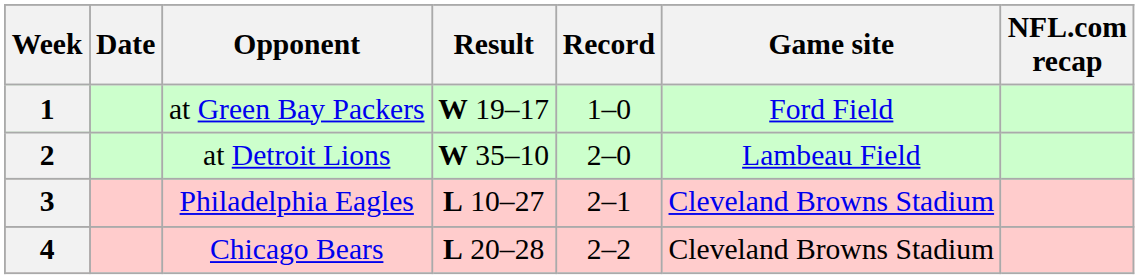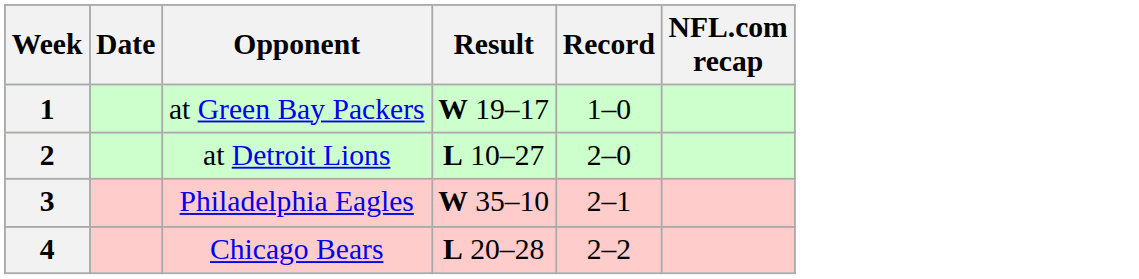- column: (831, 44)
(494, 155) W 35–10 -> (494, 155) L 10–27
(494, 202) L 10–27 -> (494, 202) W 35–10
